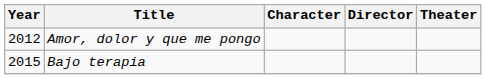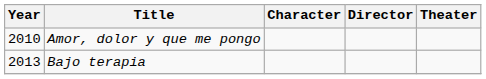(24, 39) 2012 -> (24, 39) 2010
(24, 62) 2015 -> (24, 62) 2013
